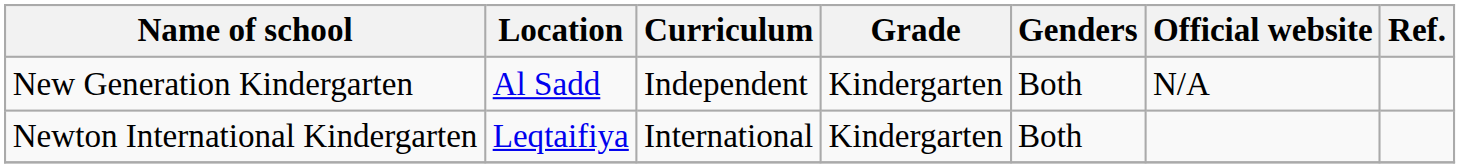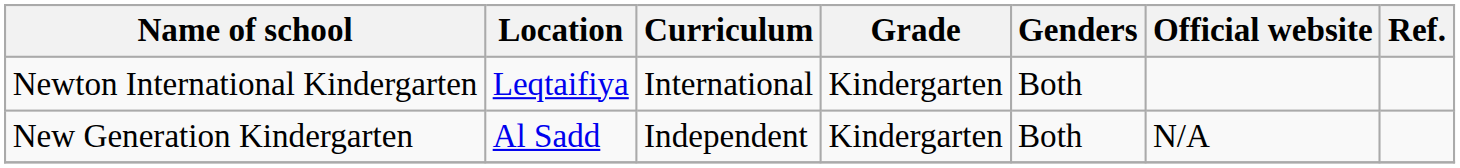rows swapped: (213, 83) <-> (245, 135)
